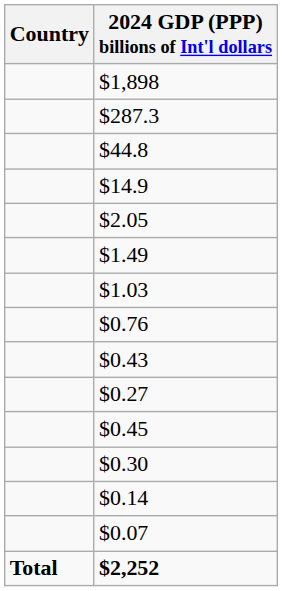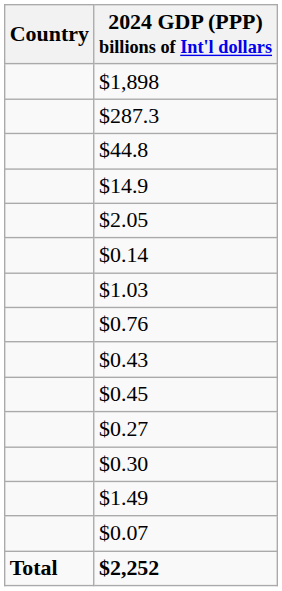rows swapped: (124, 255) <-> (124, 498)
rows swapped: (124, 394) <-> (124, 428)
